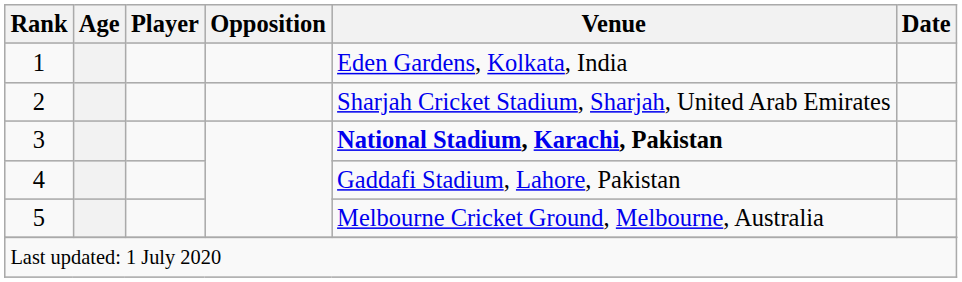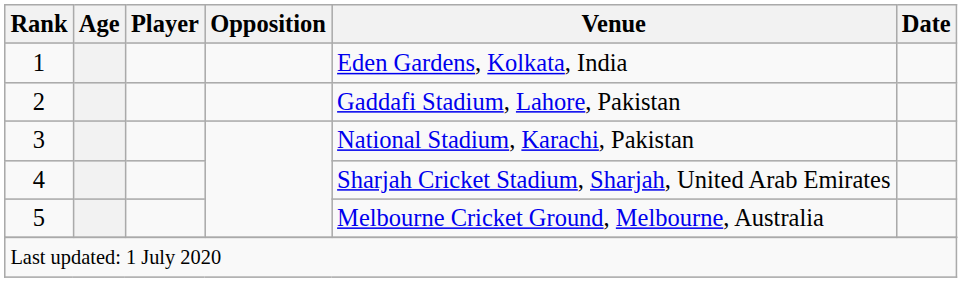(614, 101) Sharjah Cricket Stadium, Sharjah, United Arab Emirates -> (509, 101) Gaddafi Stadium, Lahore, Pakistan
(530, 140) bold -> (516, 140) normal
(509, 179) Gaddafi Stadium, Lahore, Pakistan -> (614, 179) Sharjah Cricket Stadium, Sharjah, United Arab Emirates
